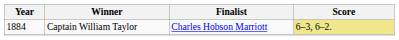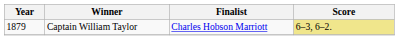(16, 27) 1884 -> (16, 27) 1879
